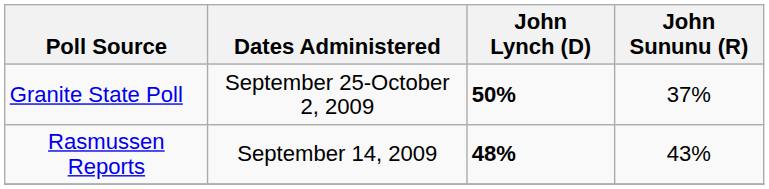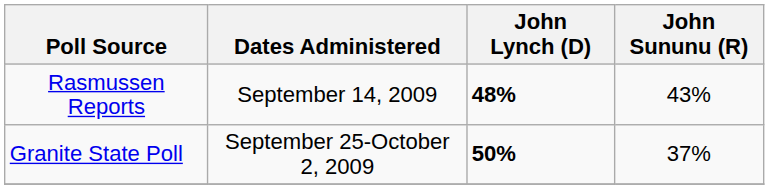rows swapped: (96, 94) <-> (106, 154)
